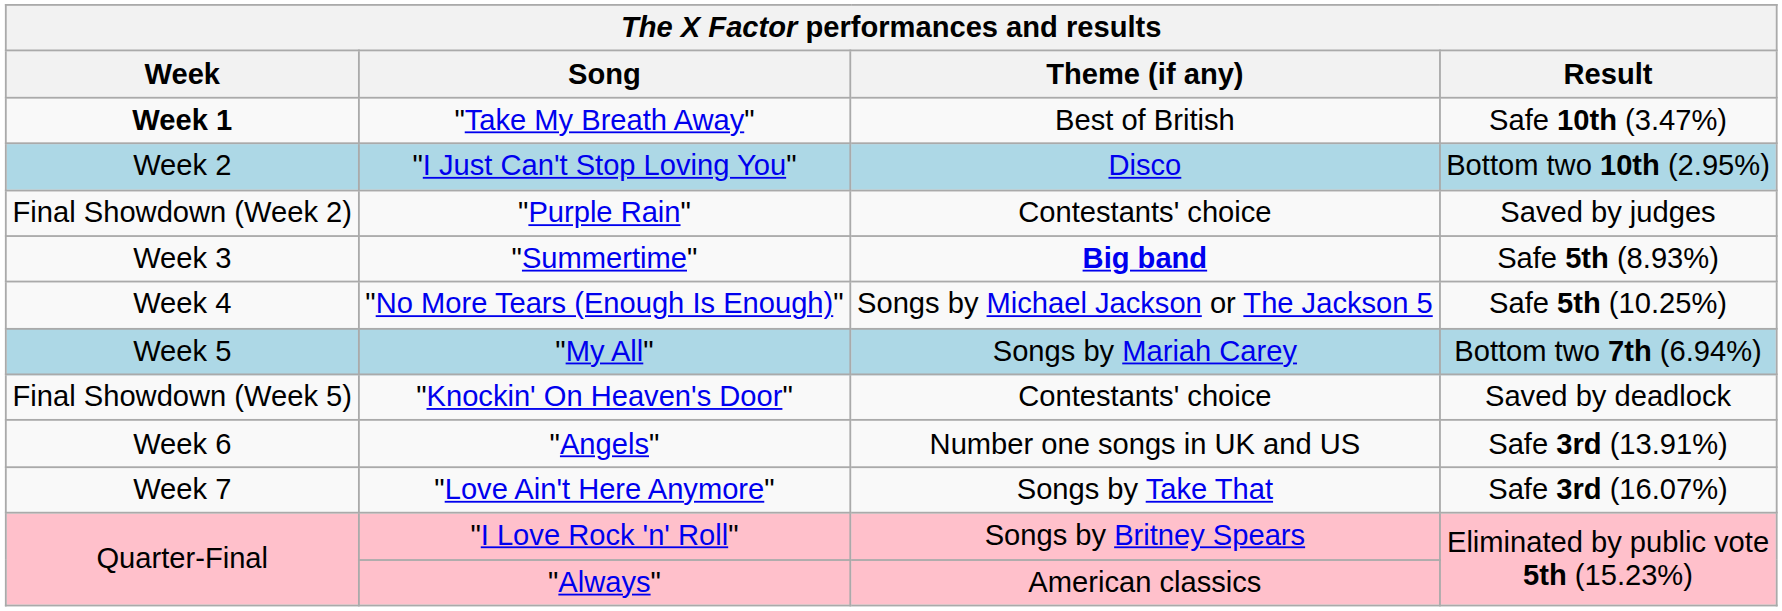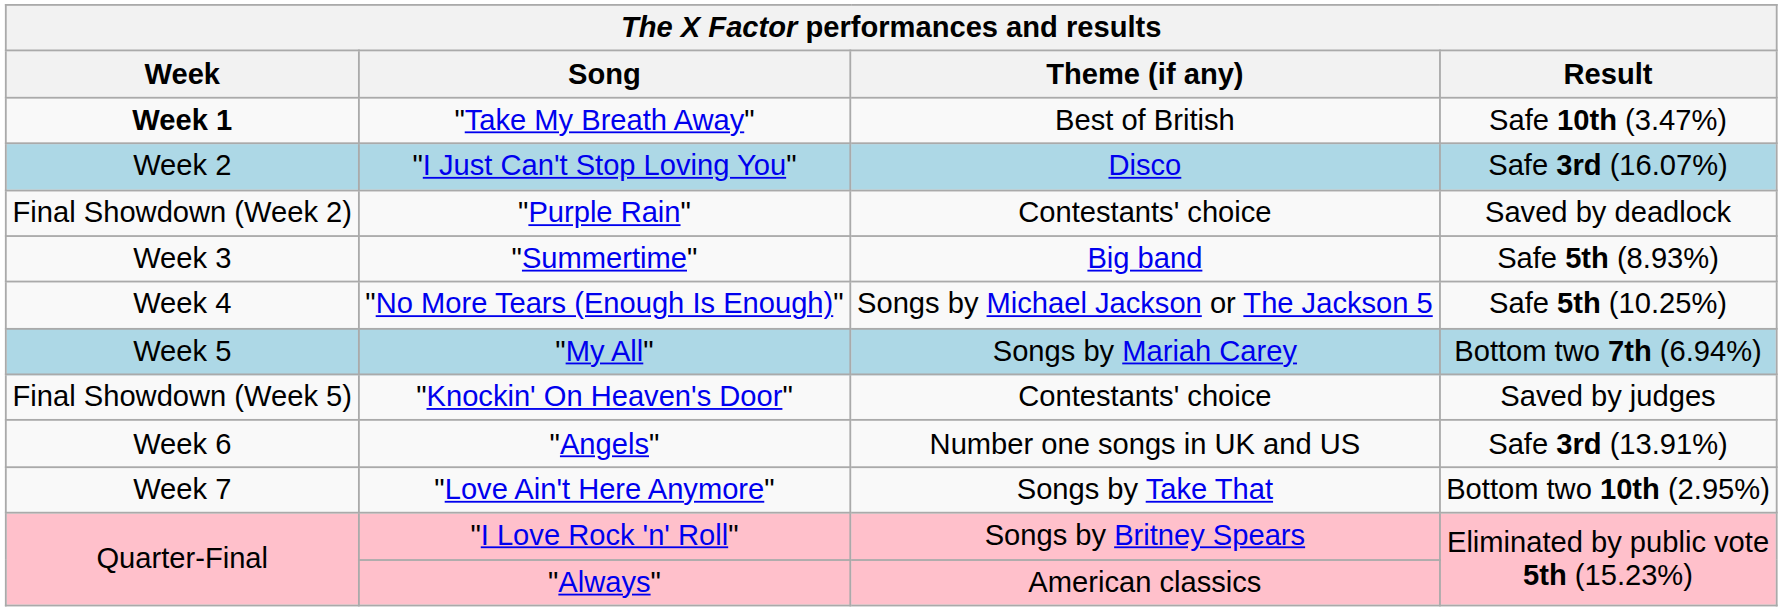(1608, 166) Bottom two 10th (2.95%) -> (1608, 166) Safe 3rd (16.07%)
(1608, 212) Saved by judges -> (1608, 212) Saved by deadlock
(1145, 258) bold -> (1145, 258) normal
(1608, 397) Saved by deadlock -> (1608, 397) Saved by judges
(1608, 489) Safe 3rd (16.07%) -> (1608, 489) Bottom two 10th (2.95%)
